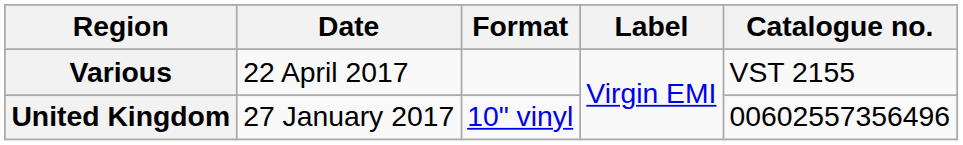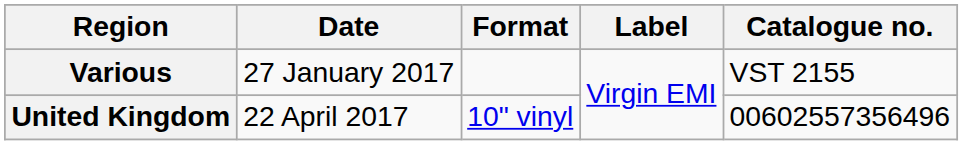(326, 71) 22 April 2017 -> (349, 71) 27 January 2017
(349, 116) 27 January 2017 -> (326, 116) 22 April 2017
